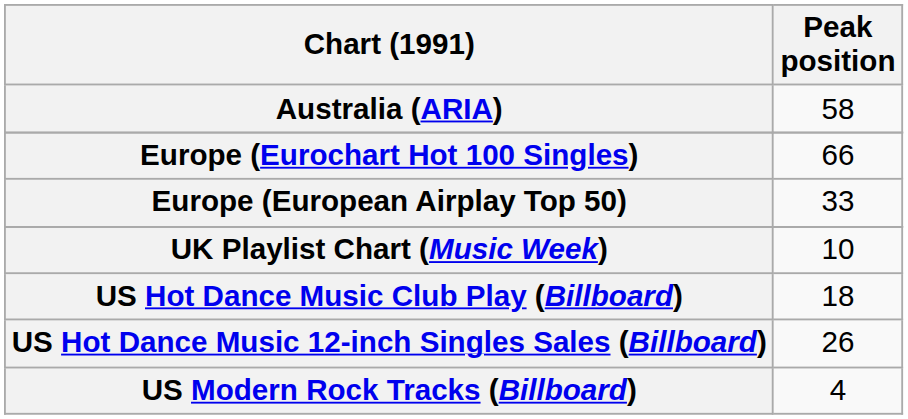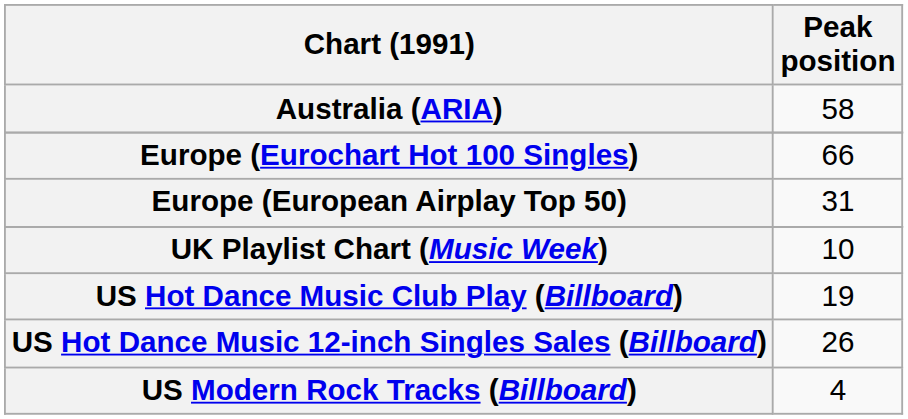(838, 202) 33 -> (838, 202) 31
(838, 295) 18 -> (838, 295) 19
